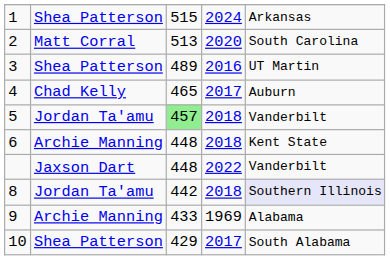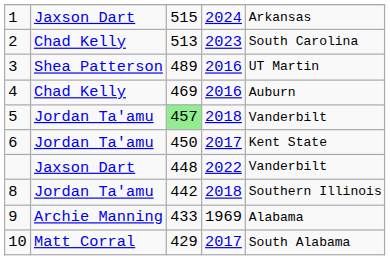(98, 17) Shea Patterson -> (85, 17) Jaxson Dart
(85, 42) Matt Corral -> (80, 42) Chad Kelly
(223, 42) 2020 -> (223, 42) 2023
(184, 92) 465 -> (184, 92) 469
(223, 92) 2017 -> (223, 92) 2016
(98, 142) Archie Manning -> (94, 142) Jordan Ta'amu
(184, 142) 448 -> (184, 142) 450
(223, 142) 2018 -> (223, 142) 2017
(315, 192) lavender background -> (315, 192) no background
(98, 242) Shea Patterson -> (85, 242) Matt Corral
